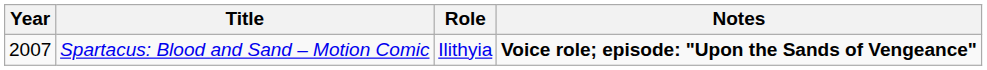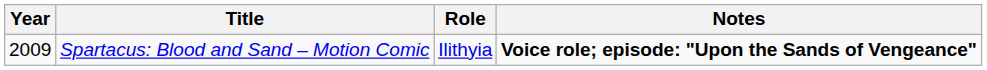(30, 49) 2007 -> (30, 49) 2009
